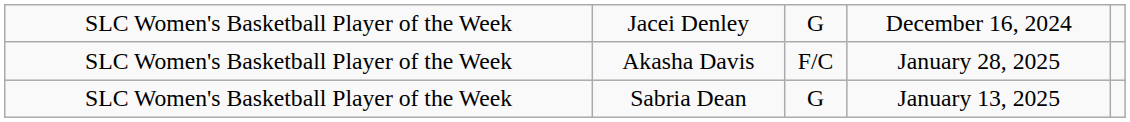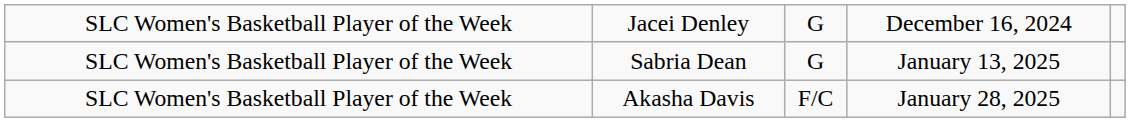rows swapped: (688, 98) <-> (688, 60)
